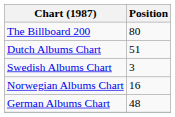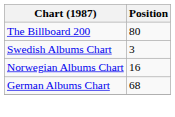- row: (54, 49)
(135, 103) 48 -> (135, 85) 68
